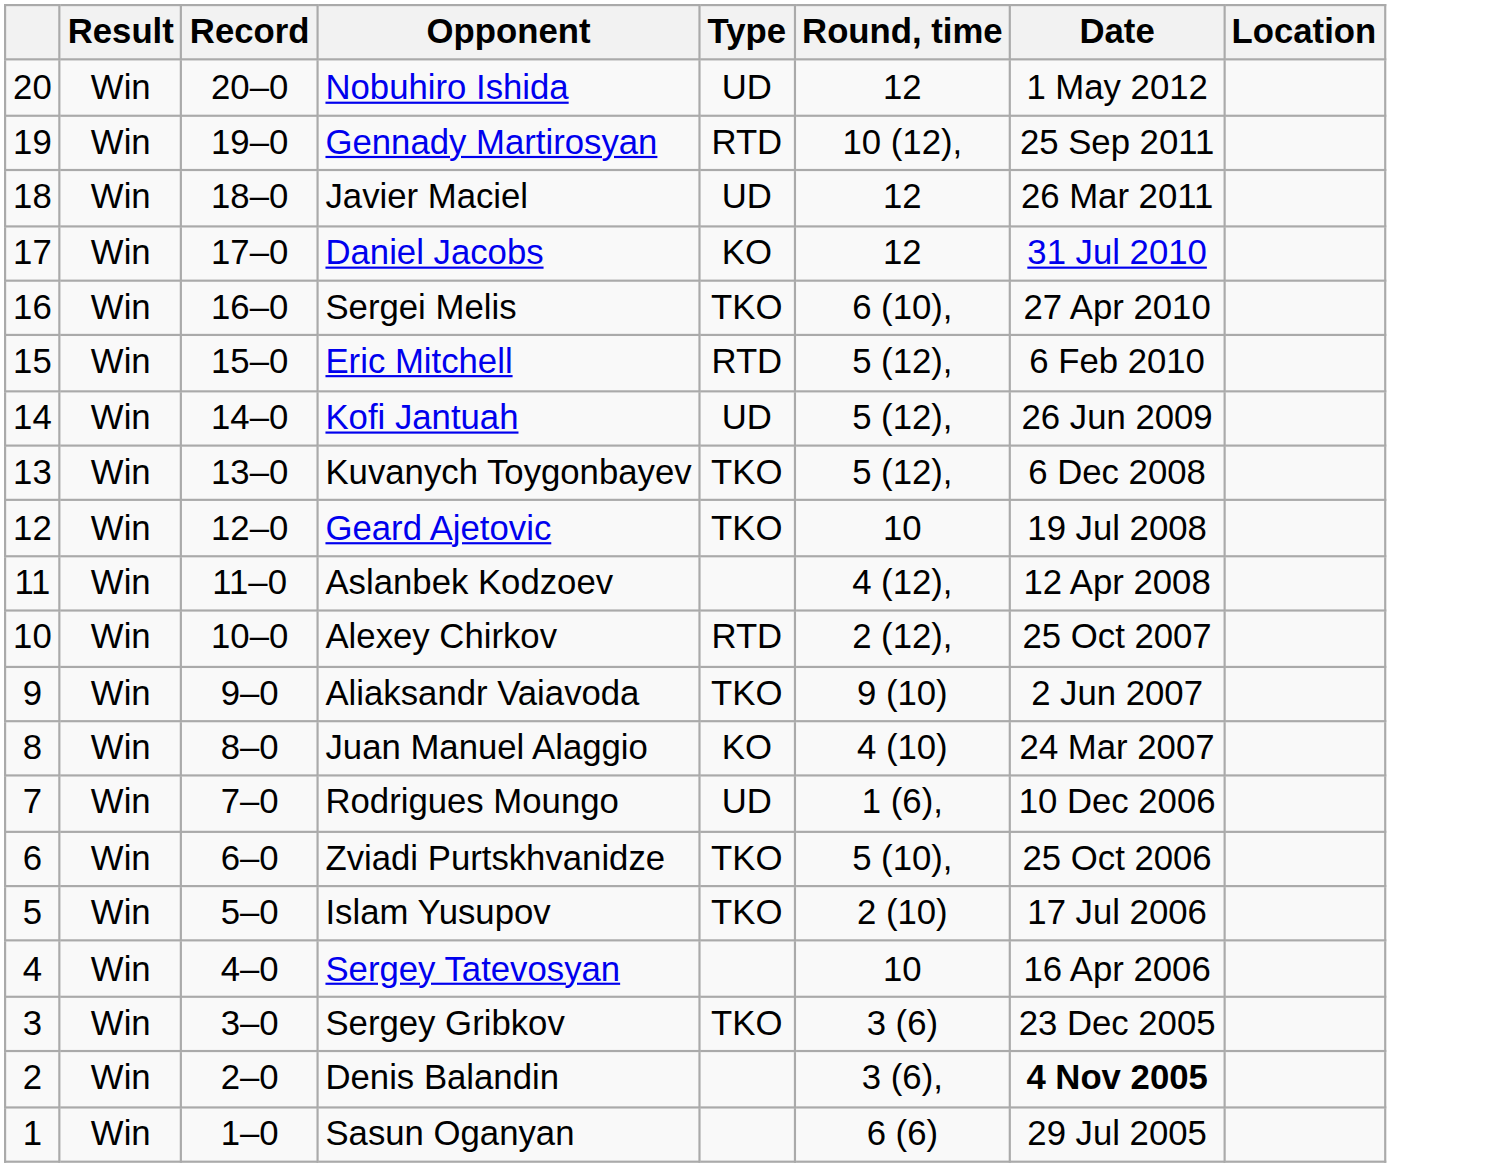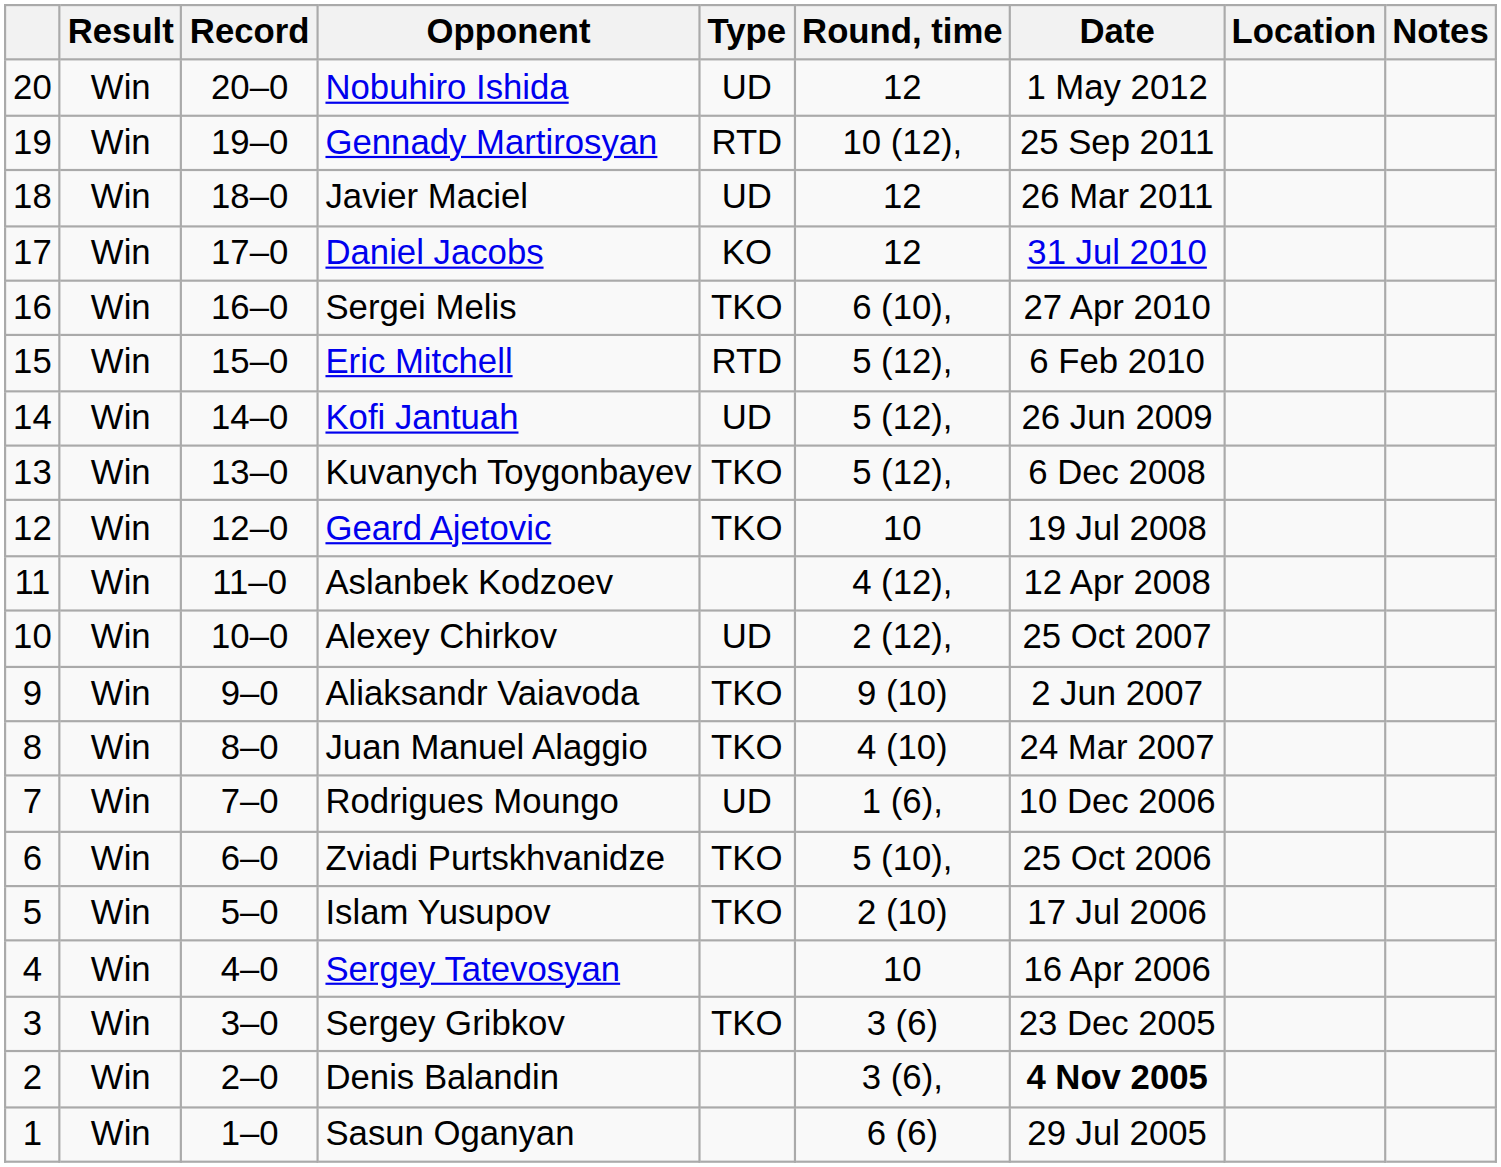+ column: (1440, 32)
(747, 637) RTD -> (747, 637) UD
(747, 747) KO -> (747, 747) TKO
